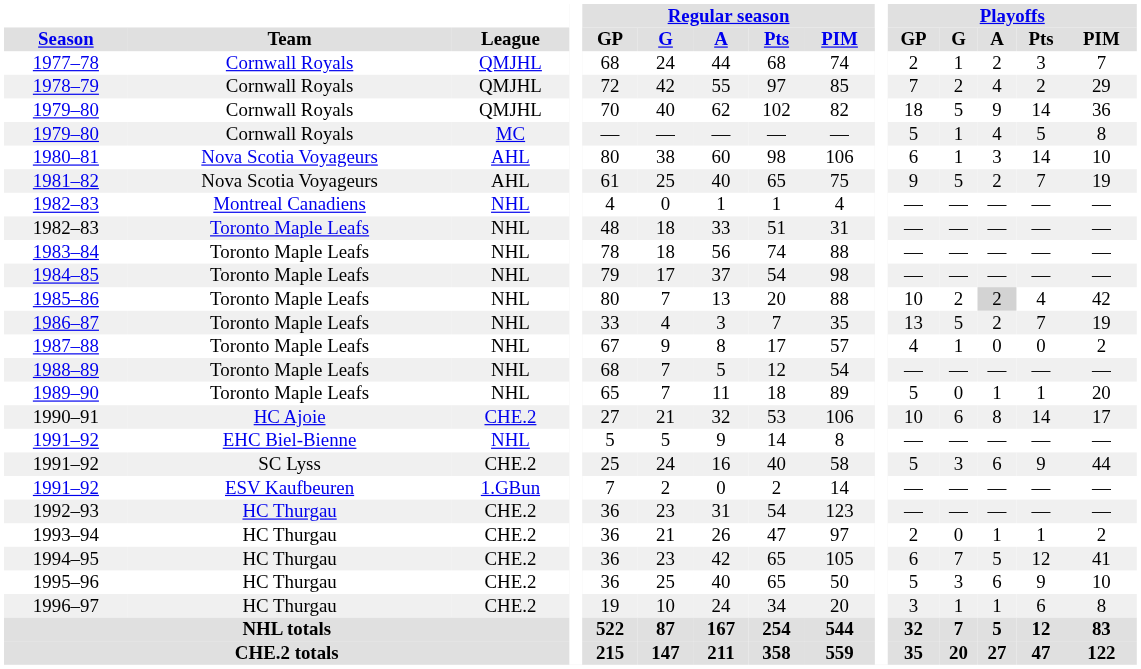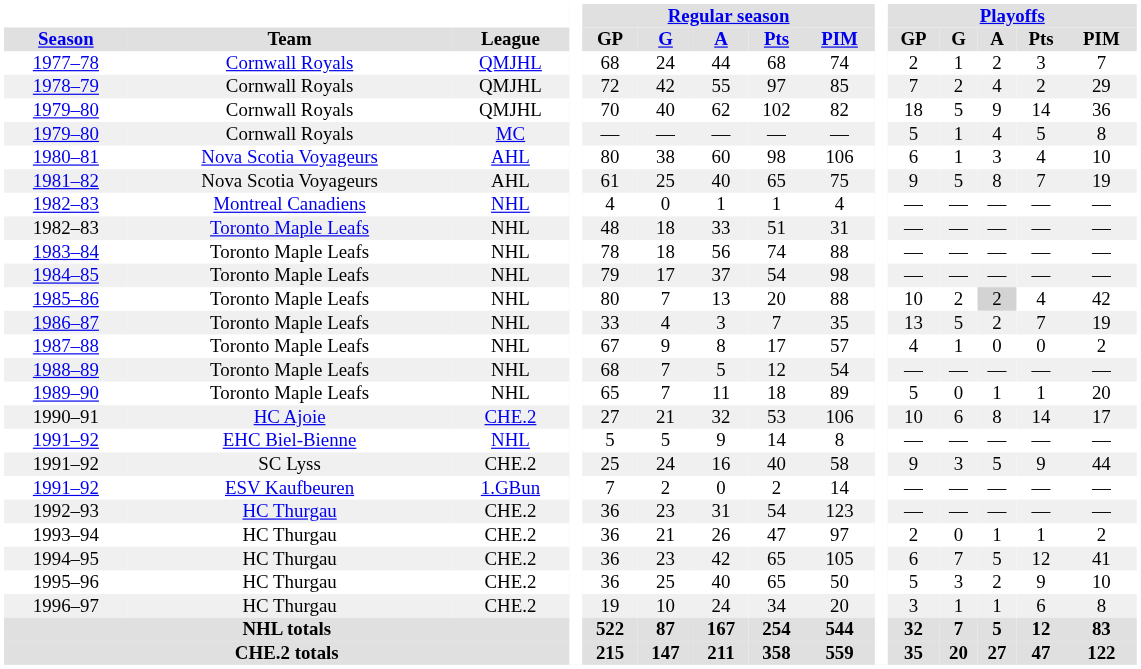(1041, 157) 14 -> (1041, 157) 4
(997, 180) 2 -> (997, 180) 8
(914, 464) 5 -> (914, 464) 9
(997, 464) 6 -> (997, 464) 5
(997, 582) 6 -> (997, 582) 2
